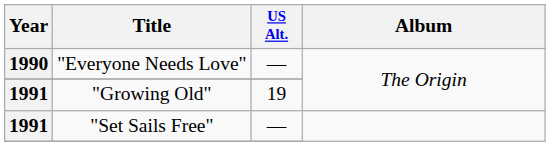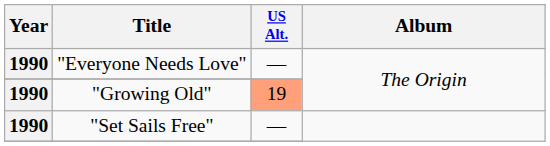(29, 94) 1991 -> (29, 94) 1990
(277, 94) no background -> (277, 94) lightsalmon background
(29, 125) 1991 -> (29, 125) 1990
